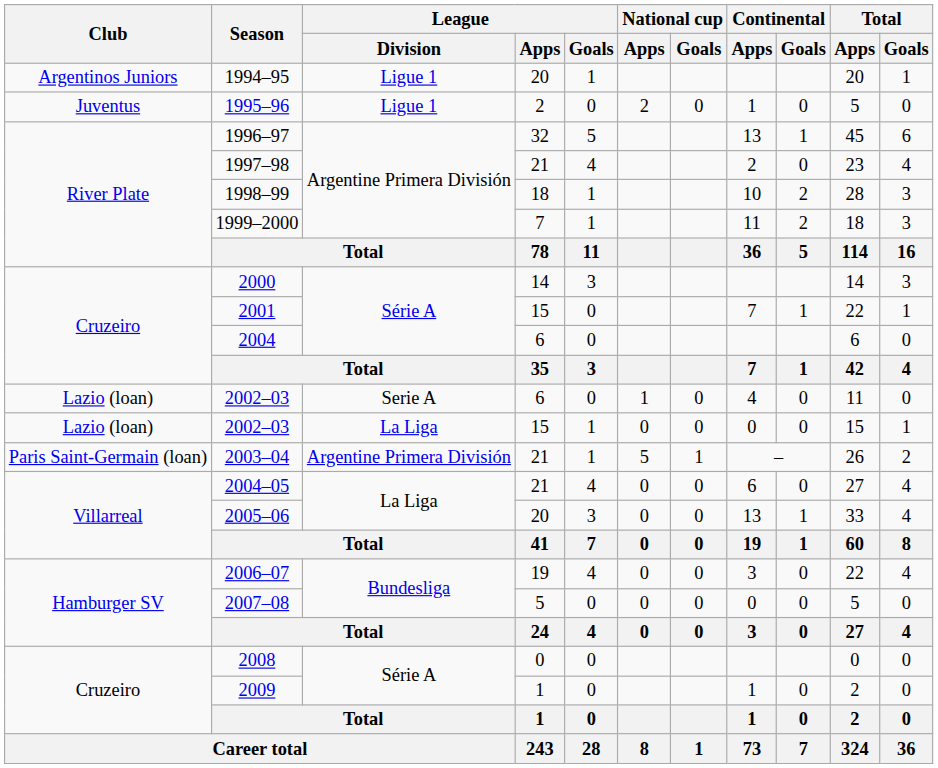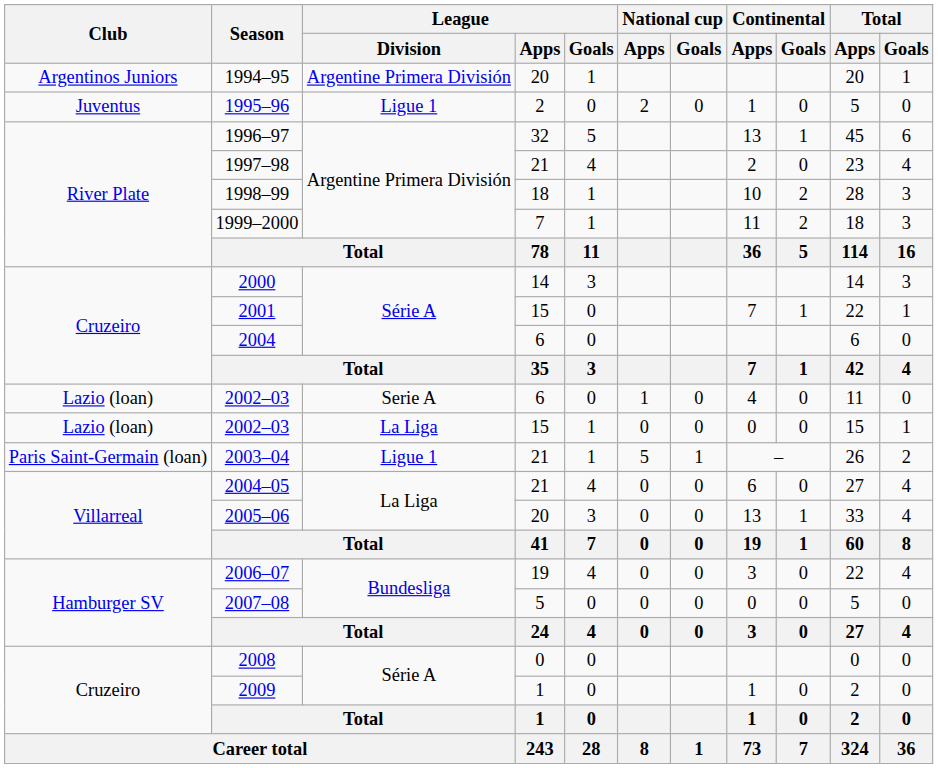(409, 77) Ligue 1 -> (409, 77) Argentine Primera División
(409, 456) Argentine Primera División -> (409, 456) Ligue 1
